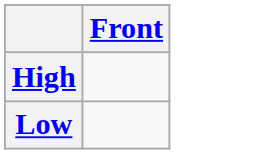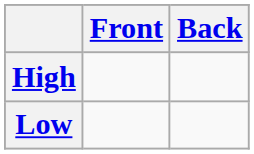+ column: (210, 28)
